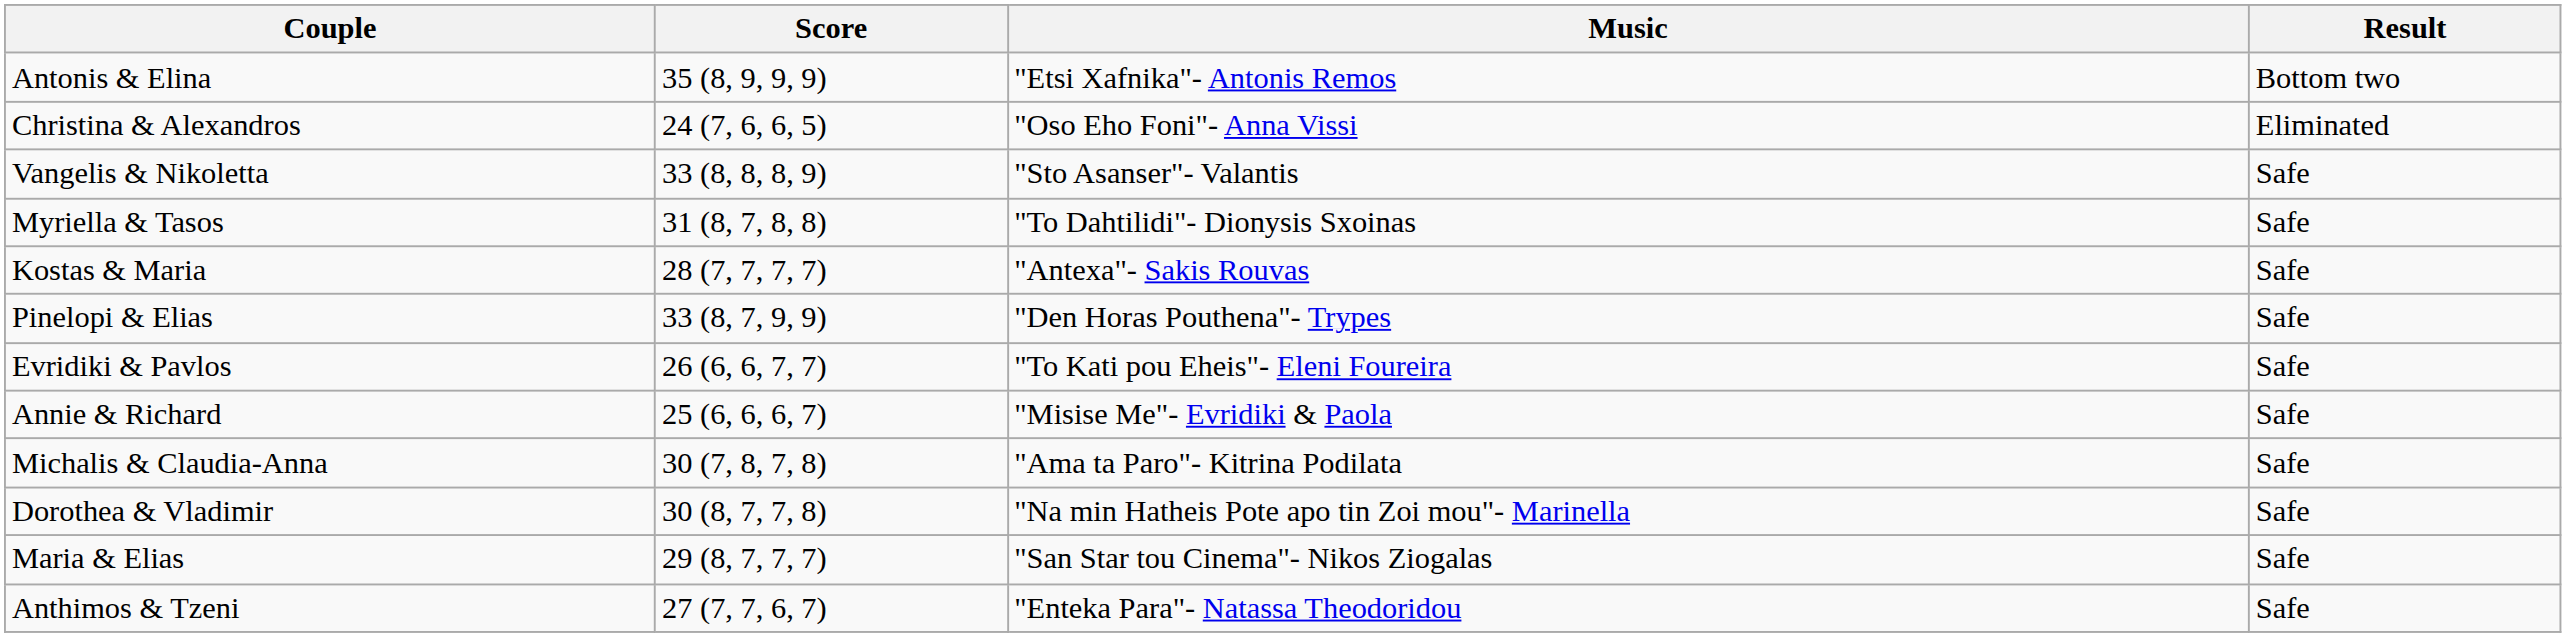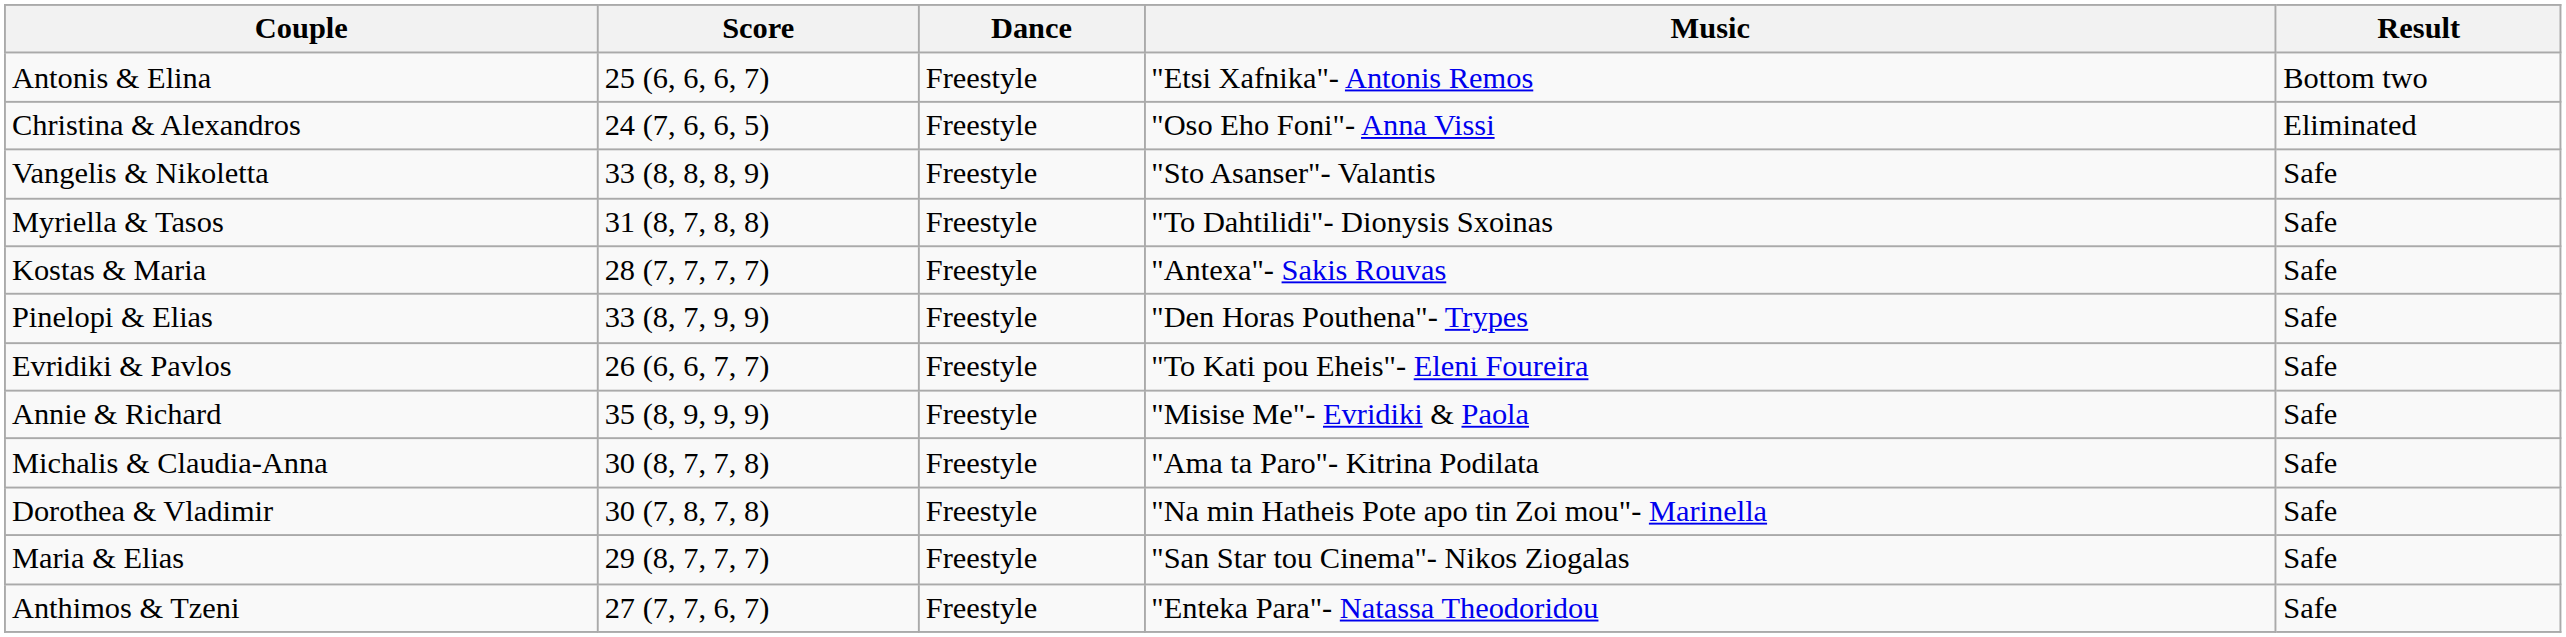+ column: (1031, 28)
(744, 76) 35 (8, 9, 9, 9) -> (687, 76) 25 (6, 6, 6, 7)
(744, 414) 25 (6, 6, 6, 7) -> (687, 414) 35 (8, 9, 9, 9)
(744, 462) 30 (7, 8, 7, 8) -> (687, 462) 30 (8, 7, 7, 8)
(744, 510) 30 (8, 7, 7, 8) -> (687, 510) 30 (7, 8, 7, 8)
